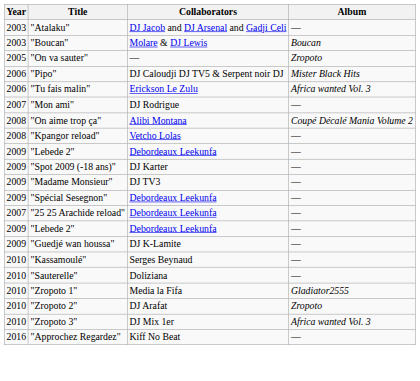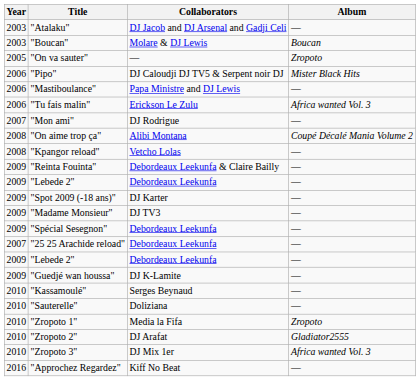+ row: (63, 89)
+ row: (63, 167)
(320, 290) Gladiator2555 -> (307, 321) Zropoto
(307, 306) Zropoto -> (320, 337) Gladiator2555
